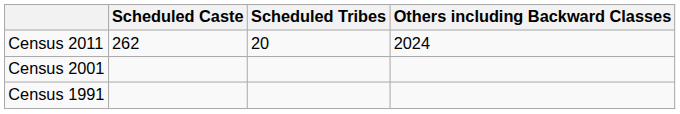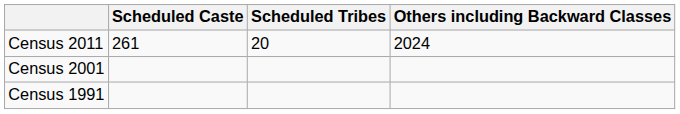(126, 43) 262 -> (126, 43) 261
